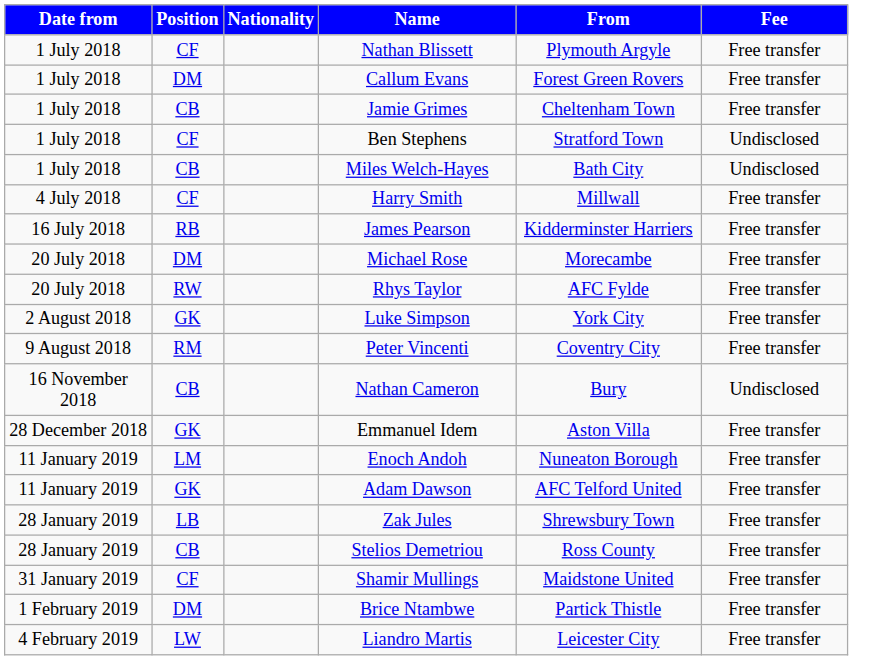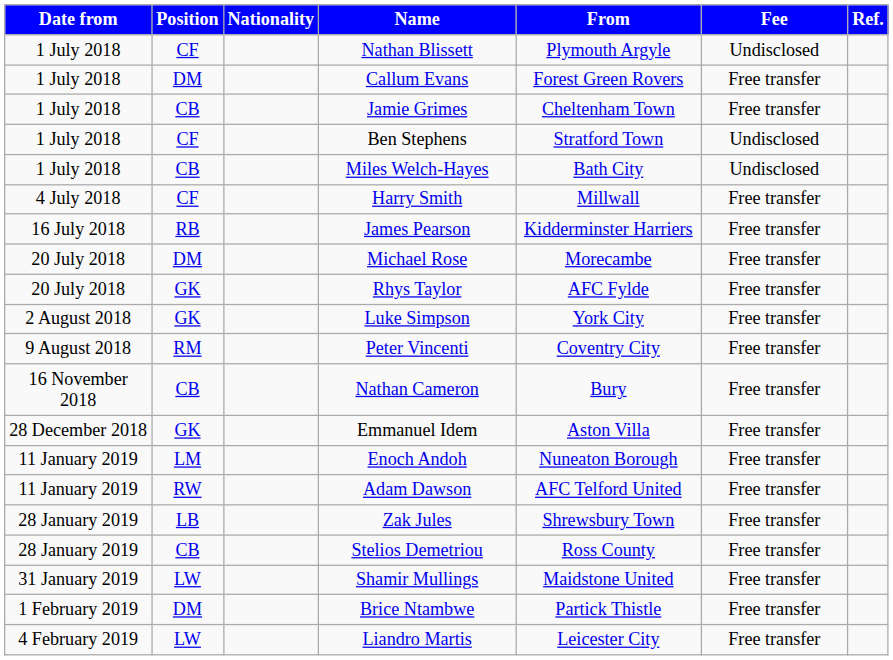+ column: (868, 19)
(774, 49) Free transfer -> (774, 49) Undisclosed
(187, 289) RW -> (187, 289) GK
(774, 389) Undisclosed -> (774, 389) Free transfer
(187, 490) GK -> (187, 490) RW
(187, 579) CF -> (187, 579) LW
